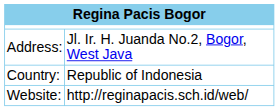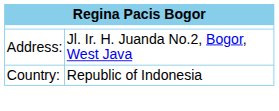- row: (34, 95)
